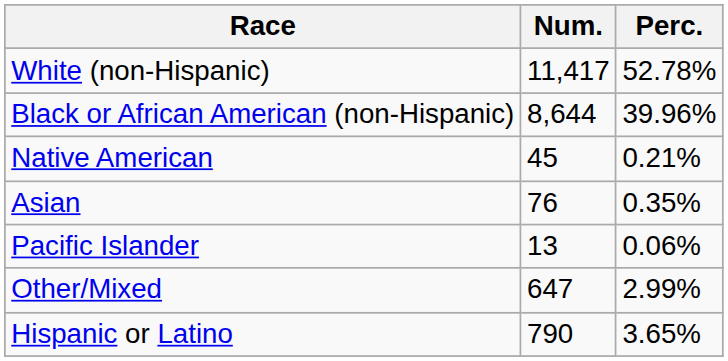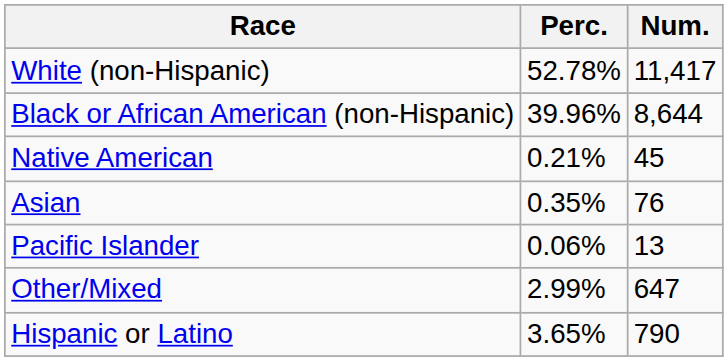columns swapped: (568, 26) <-> (669, 26)
